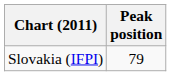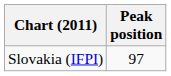(136, 58) 79 -> (136, 58) 97
